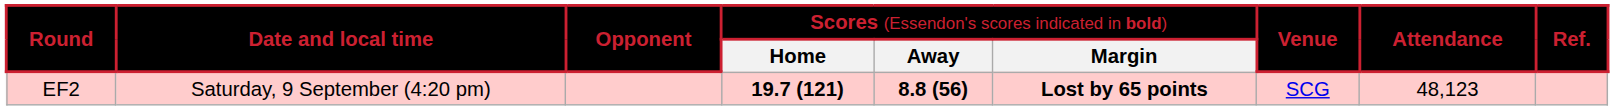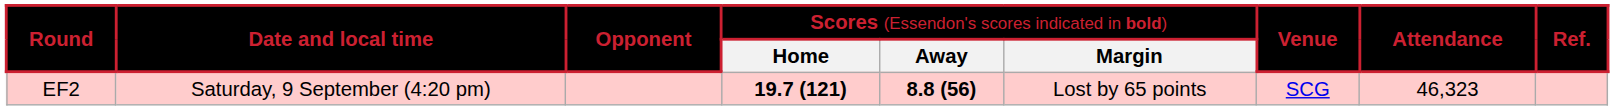(1124, 88) bold -> (1130, 88) normal
(1448, 89) 48,123 -> (1448, 89) 46,323
